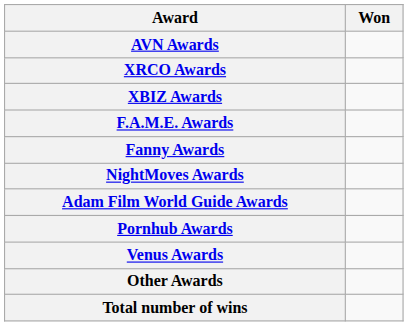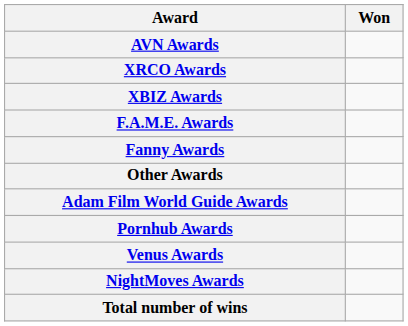rows swapped: (175, 176) <-> (175, 281)
